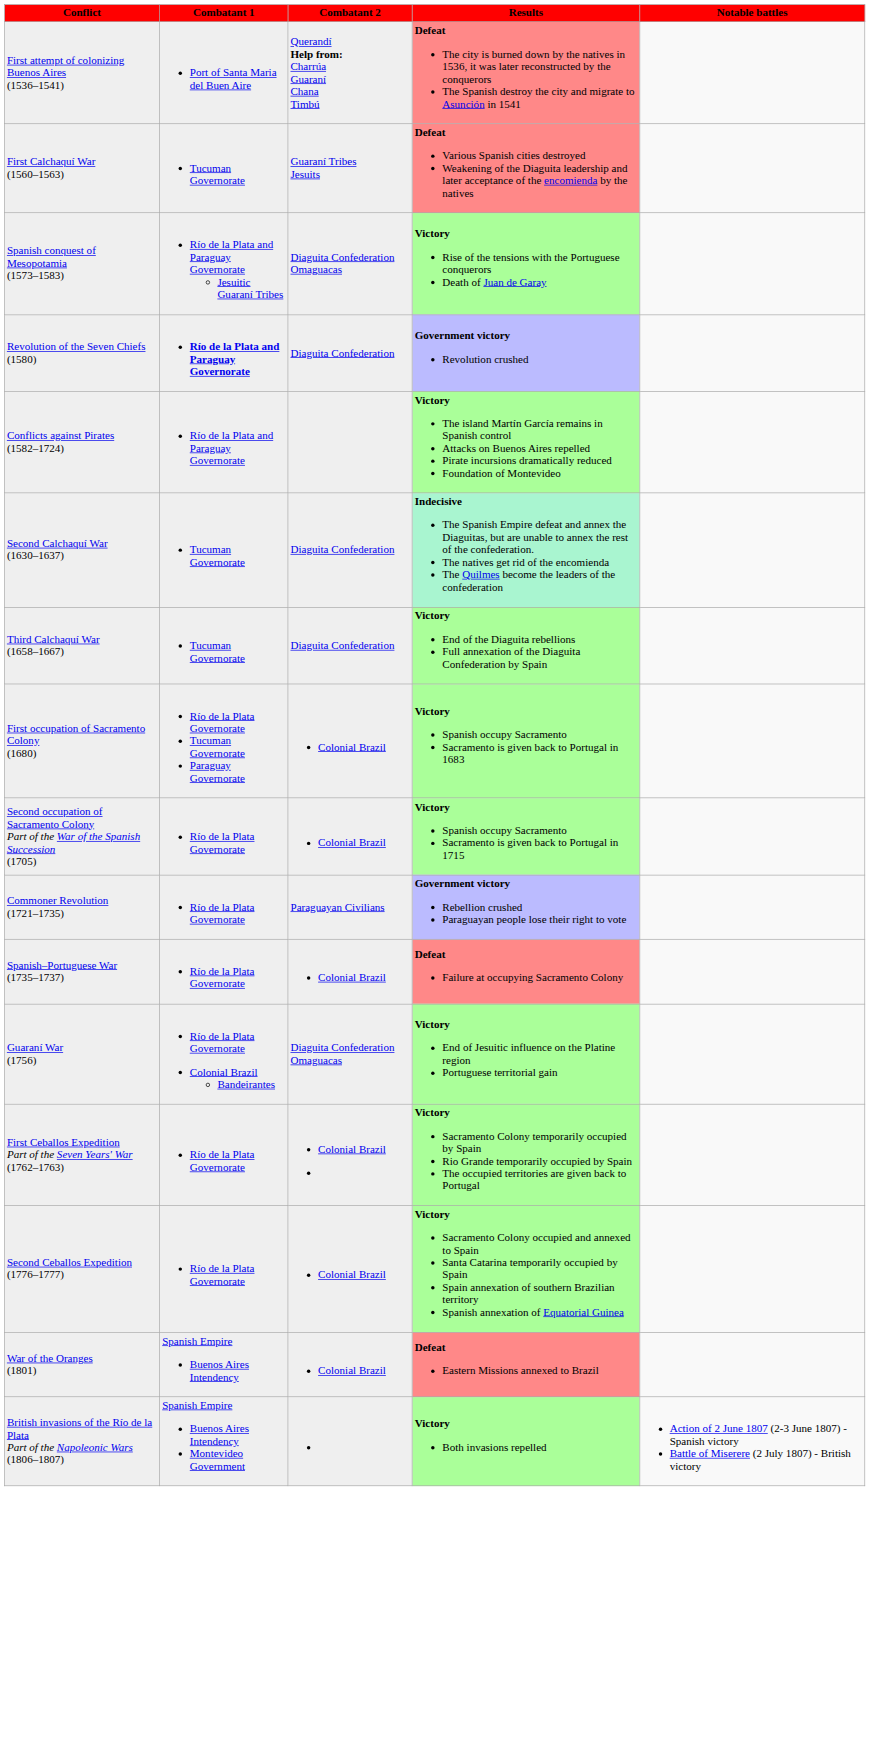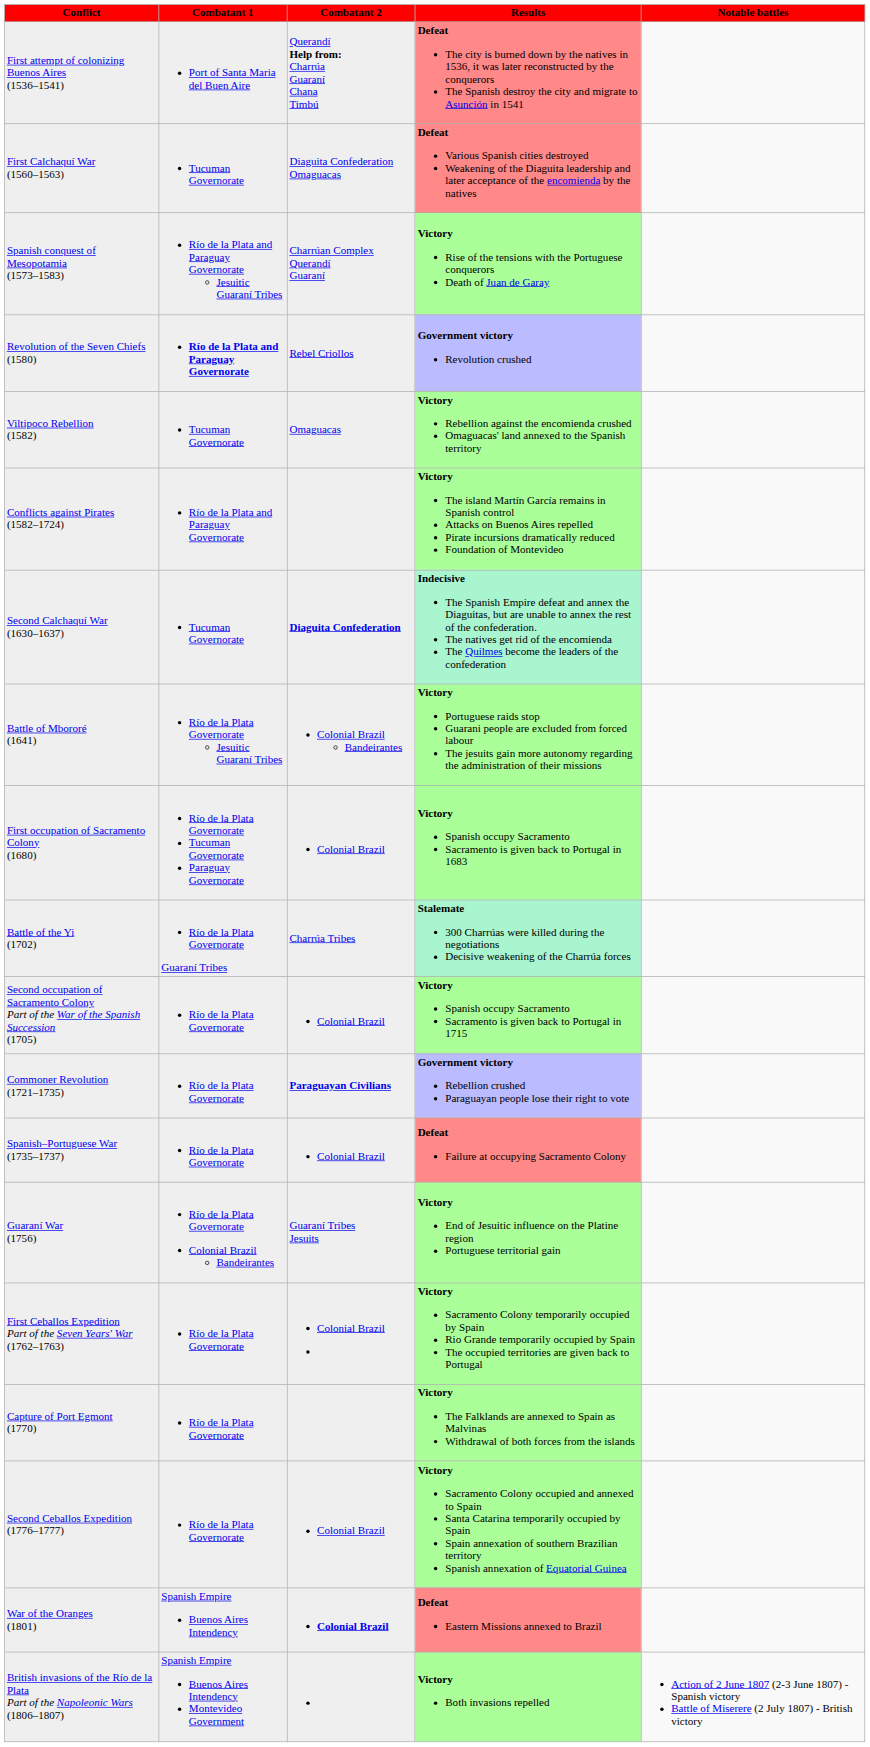(323, 168) Guaraní Tribes Jesuits -> (341, 168) Diaguita Confederation Omaguacas
(342, 263) Diaguita Confederation Omaguacas -> (332, 263) Charrúan Complex Querandí Guaraní
(342, 353) Diaguita Confederation -> (321, 353) Rebel Criollos
+ row: (50, 429)
(342, 550) normal -> (345, 627) bold
+ row: (47, 734)
- row: (53, 645)
+ row: (41, 938)
(338, 907) normal -> (340, 1085) bold
(342, 1054) Diaguita Confederation Omaguacas -> (322, 1232) Guaraní Tribes Jesuits
+ row: (60, 1422)
(350, 1371) normal -> (351, 1626) bold
